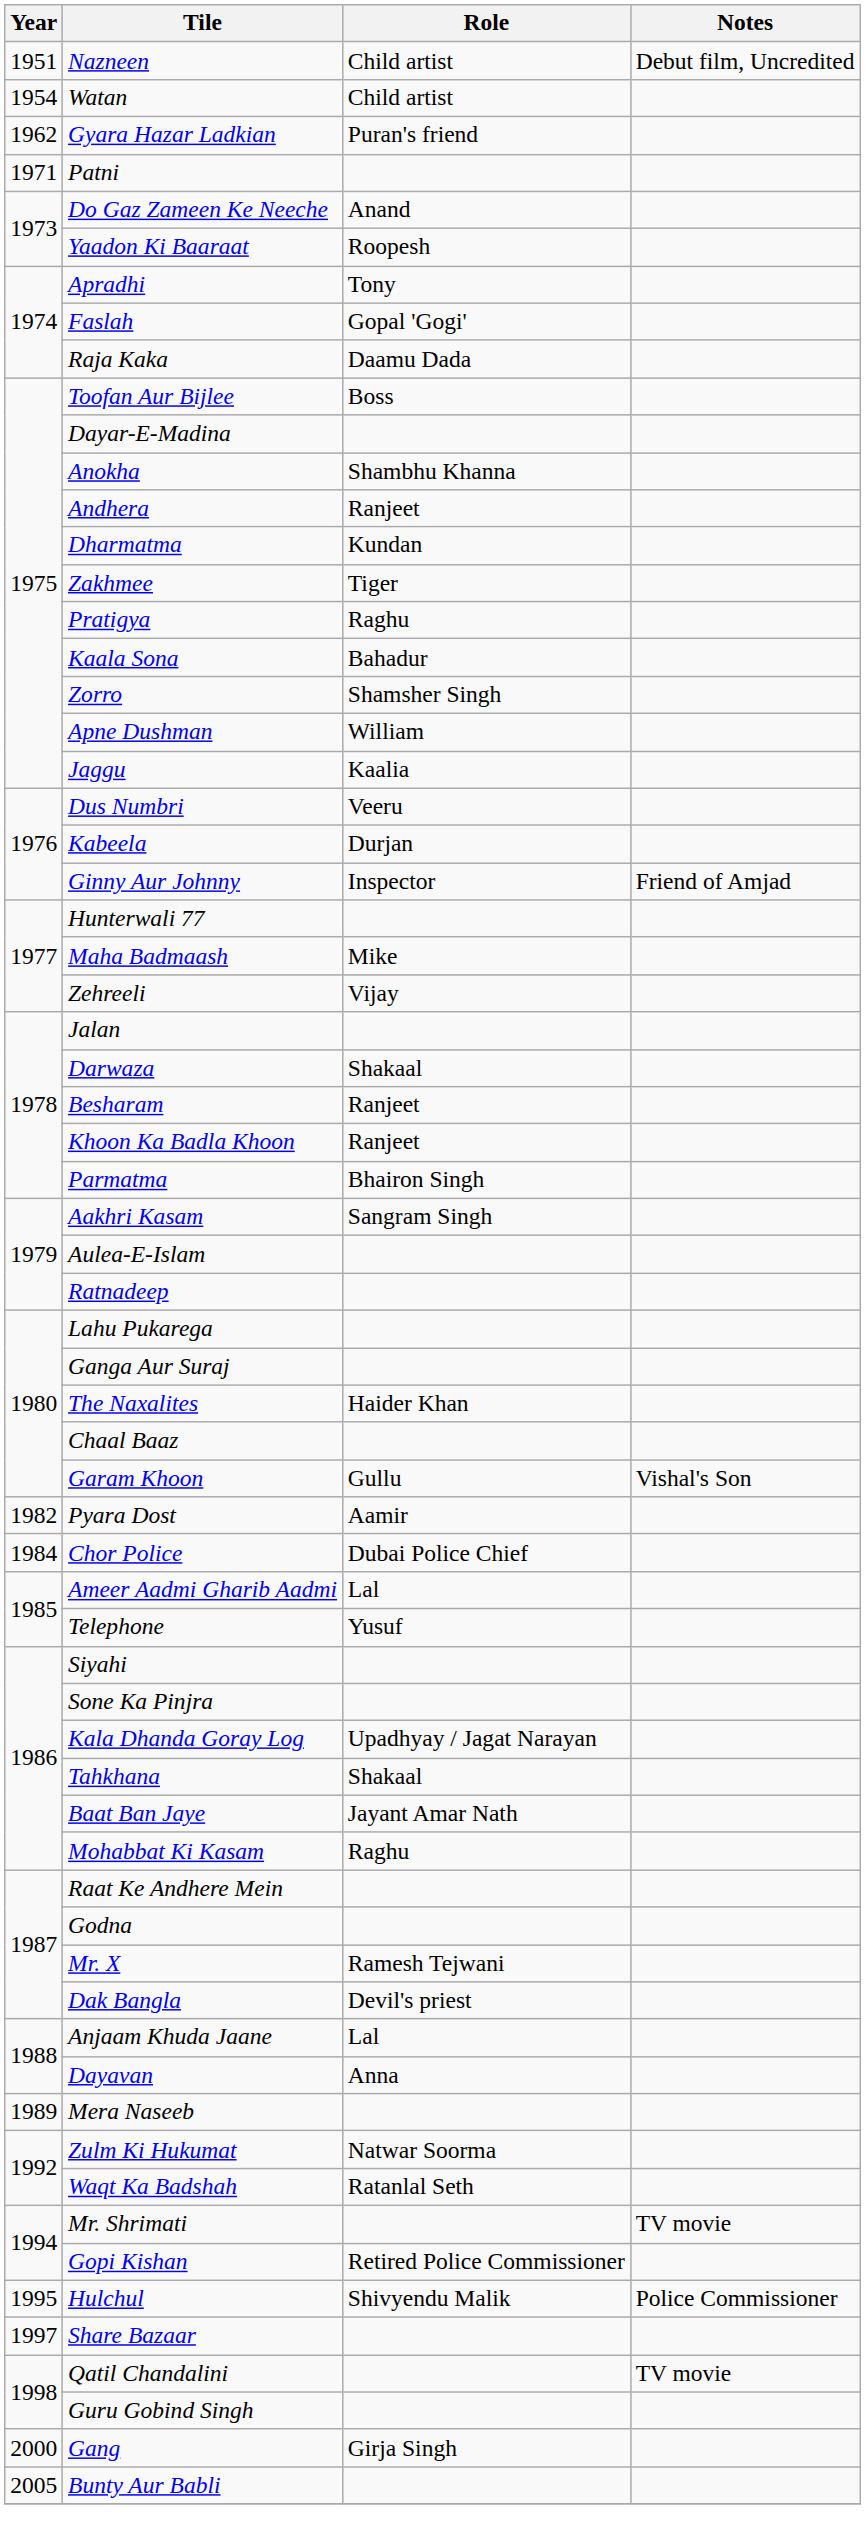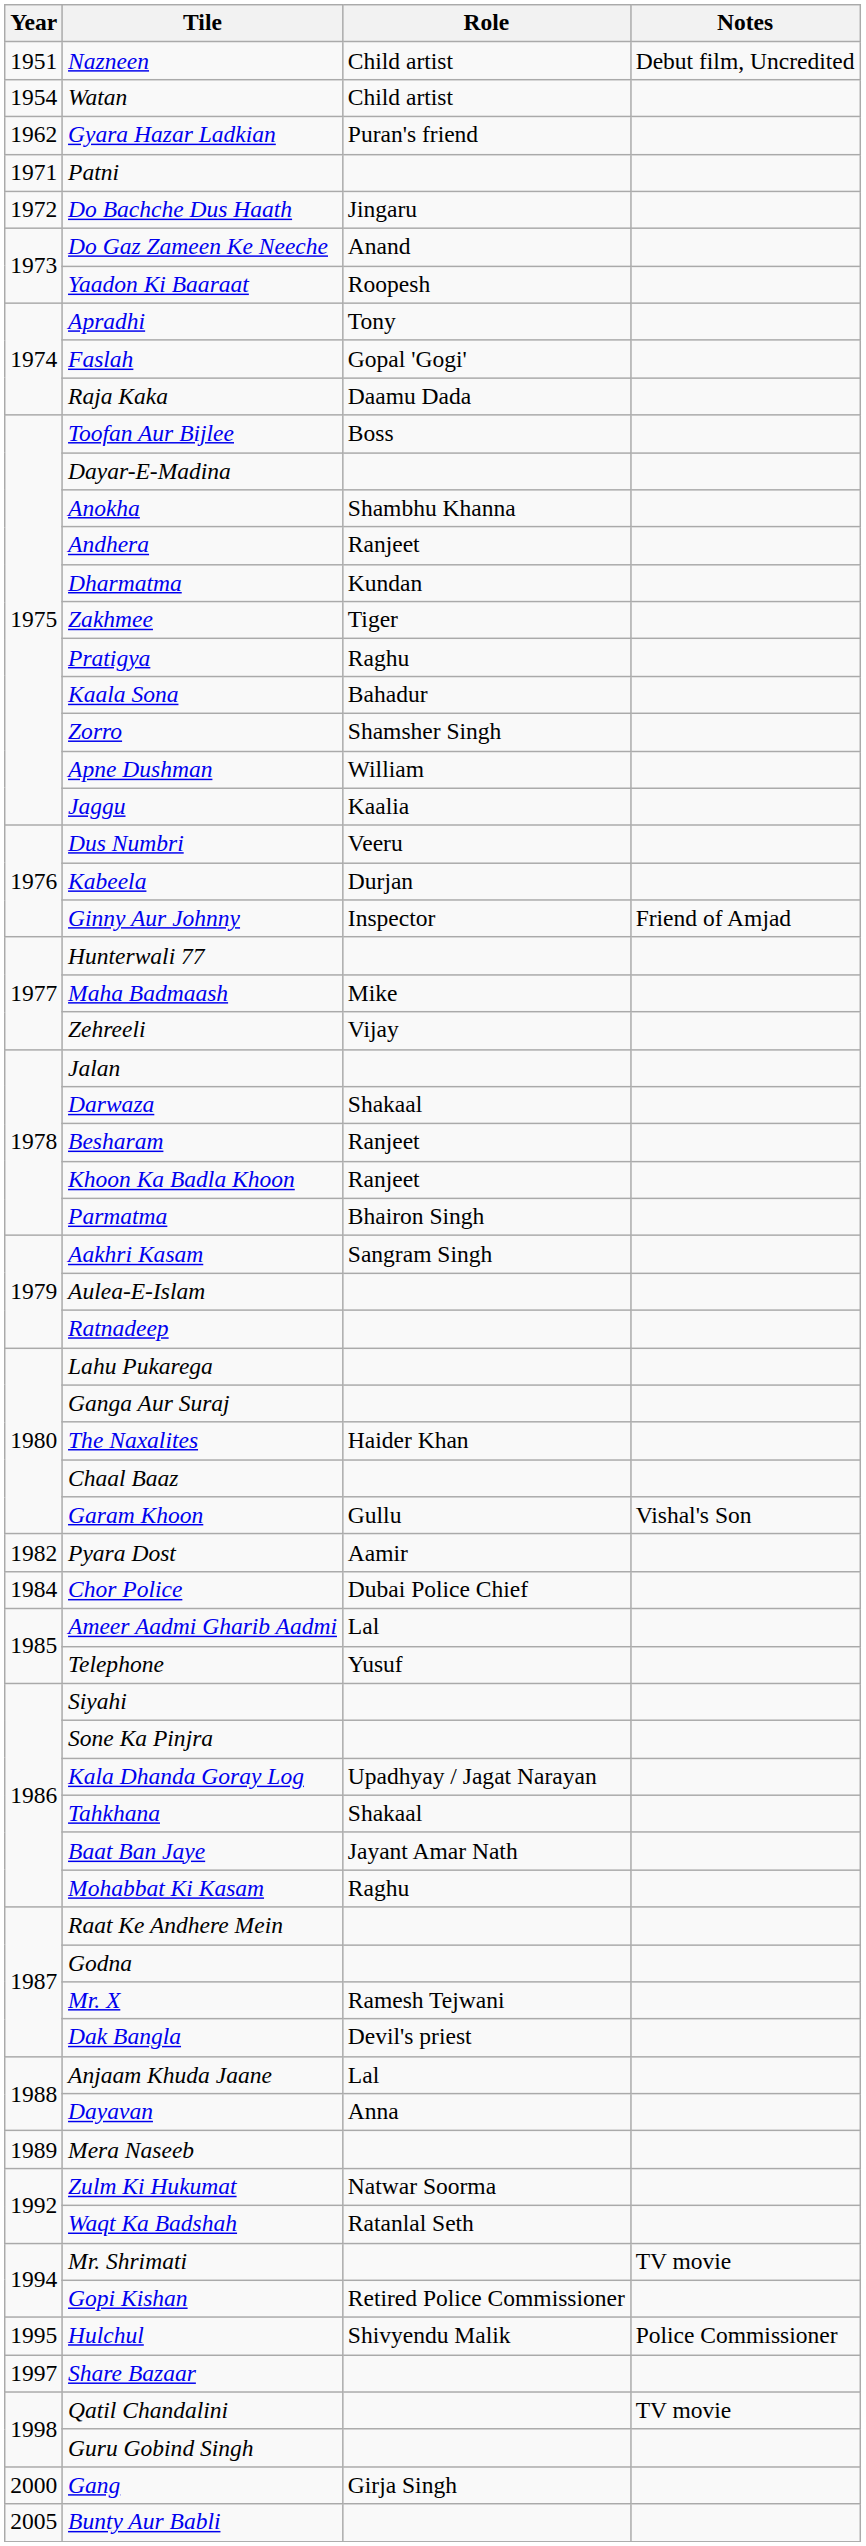+ row: (180, 209)
